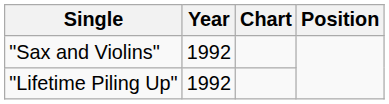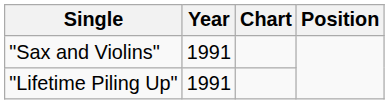(209, 51) 1992 -> (209, 51) 1991
(209, 83) 1992 -> (209, 83) 1991
